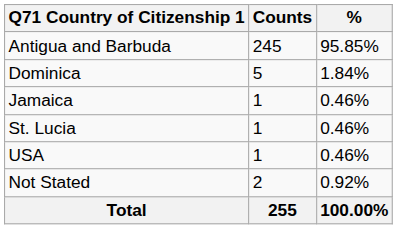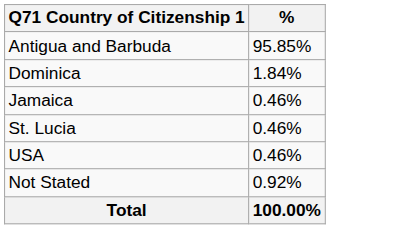- column: (282, 18)
